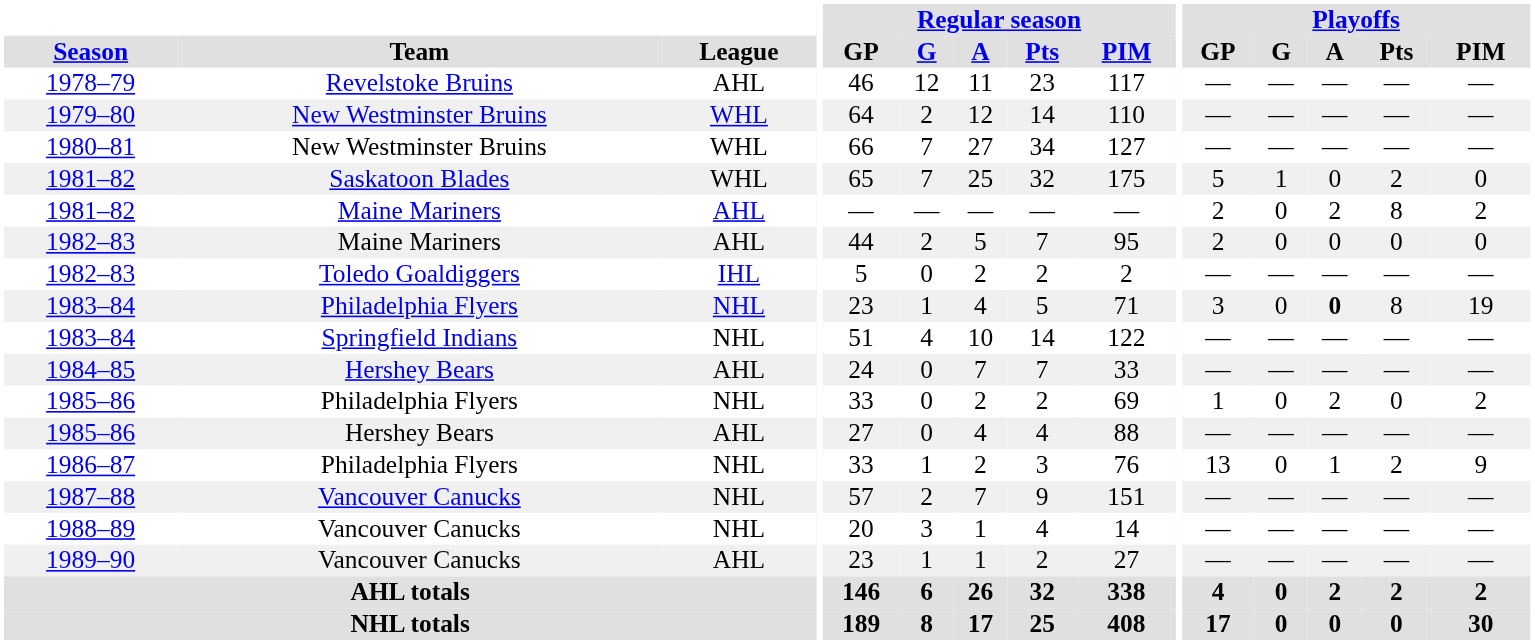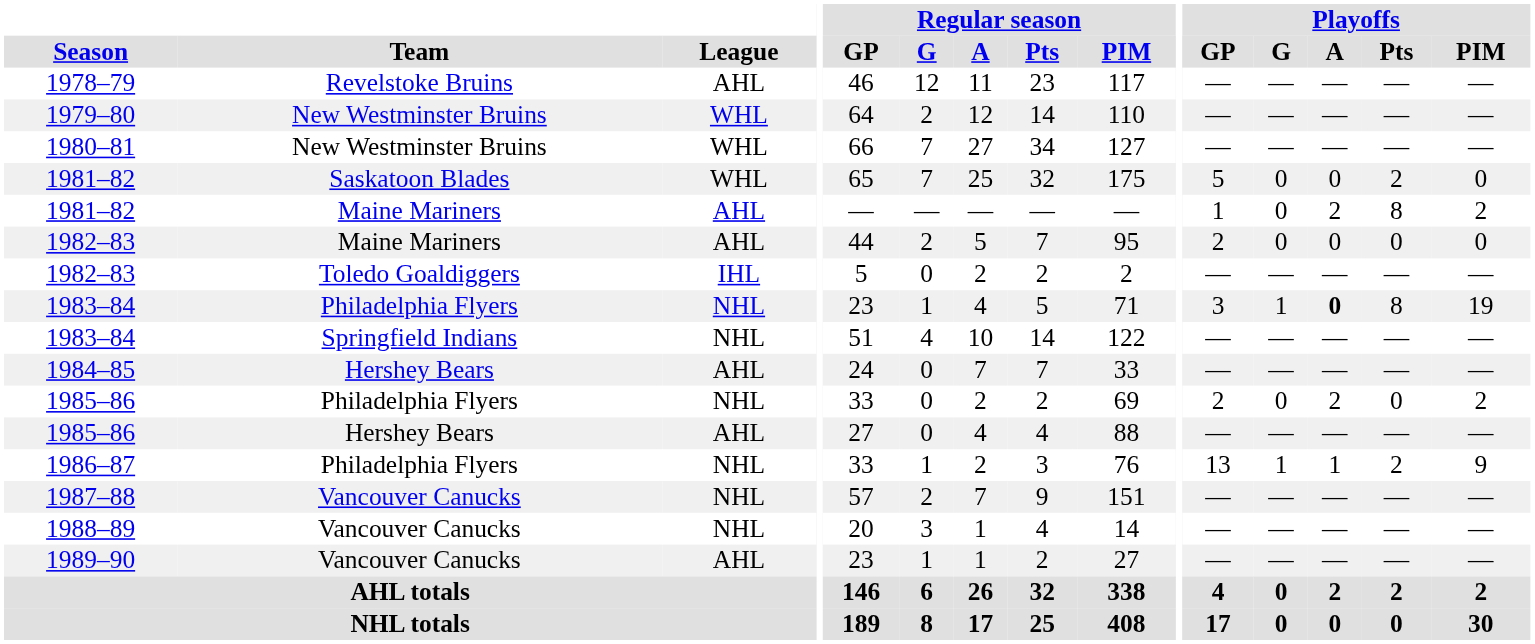(1281, 178) 1 -> (1281, 178) 0
(1218, 210) 2 -> (1218, 210) 1
(1281, 305) 0 -> (1281, 305) 1
(1218, 401) 1 -> (1218, 401) 2
(1281, 464) 0 -> (1281, 464) 1
